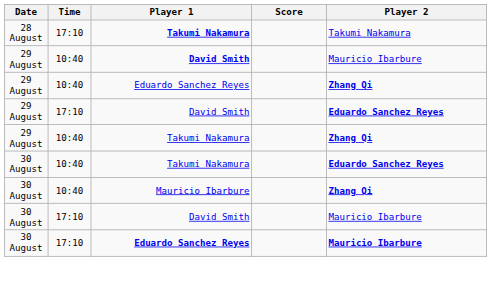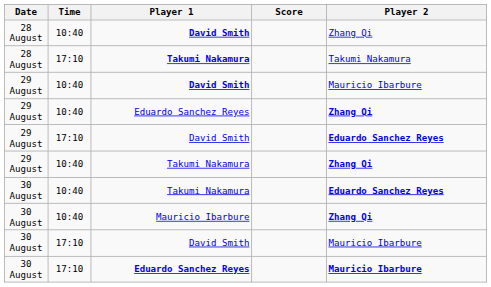+ row: (26, 33)
